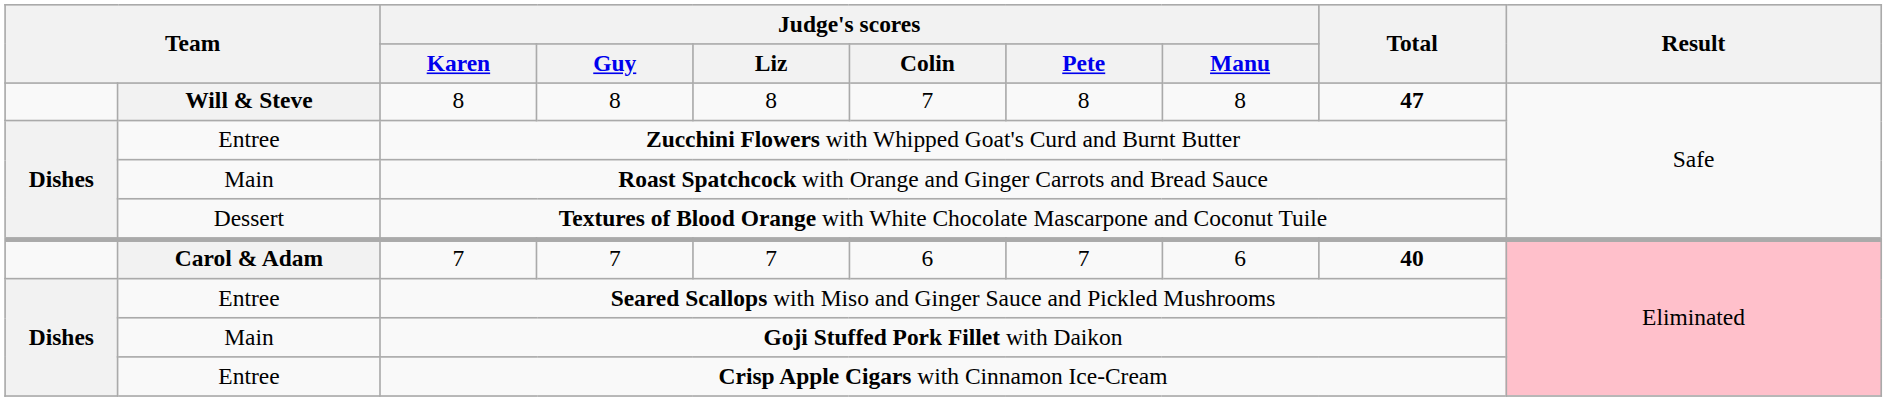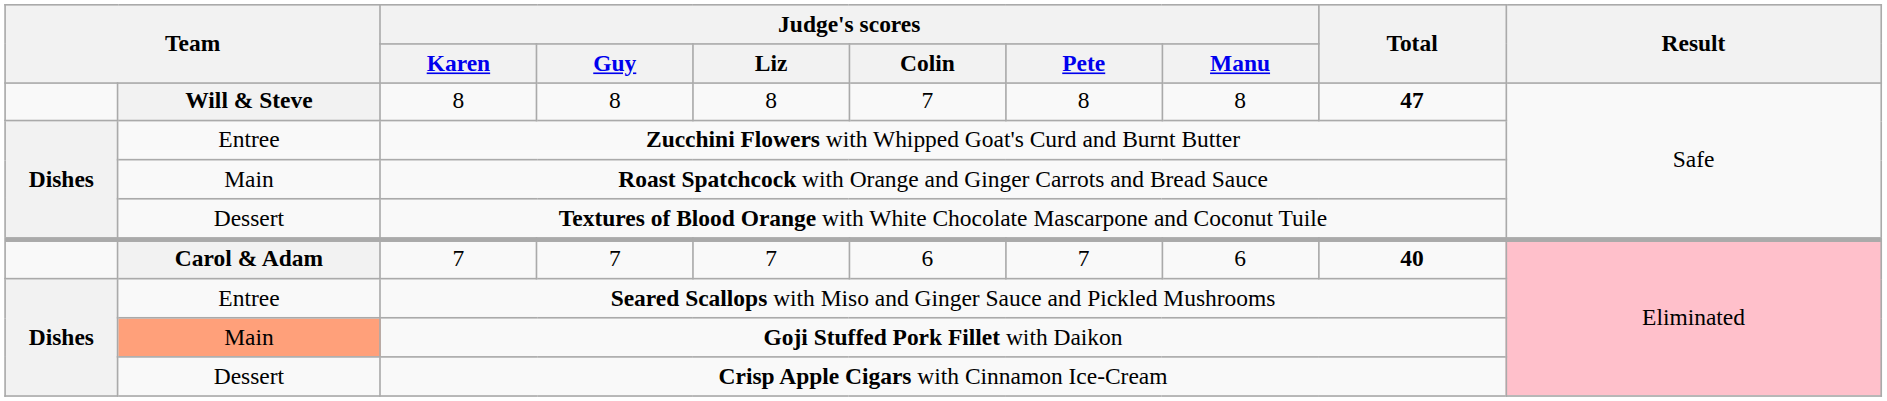(249, 337) no background -> (249, 337) lightsalmon background
(249, 375) Entree -> (249, 375) Dessert
